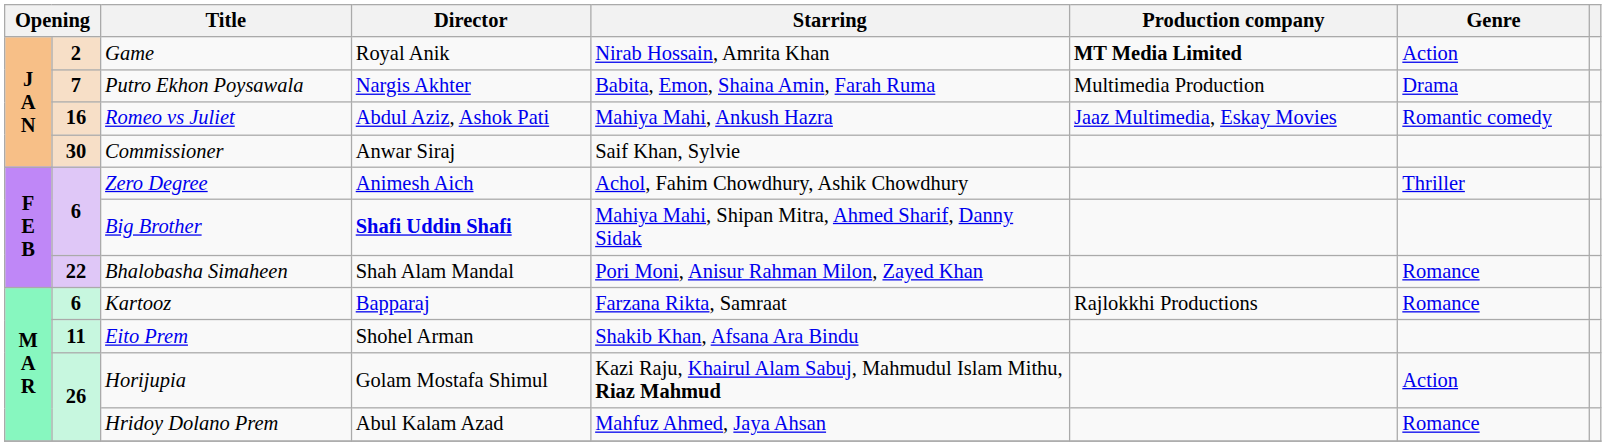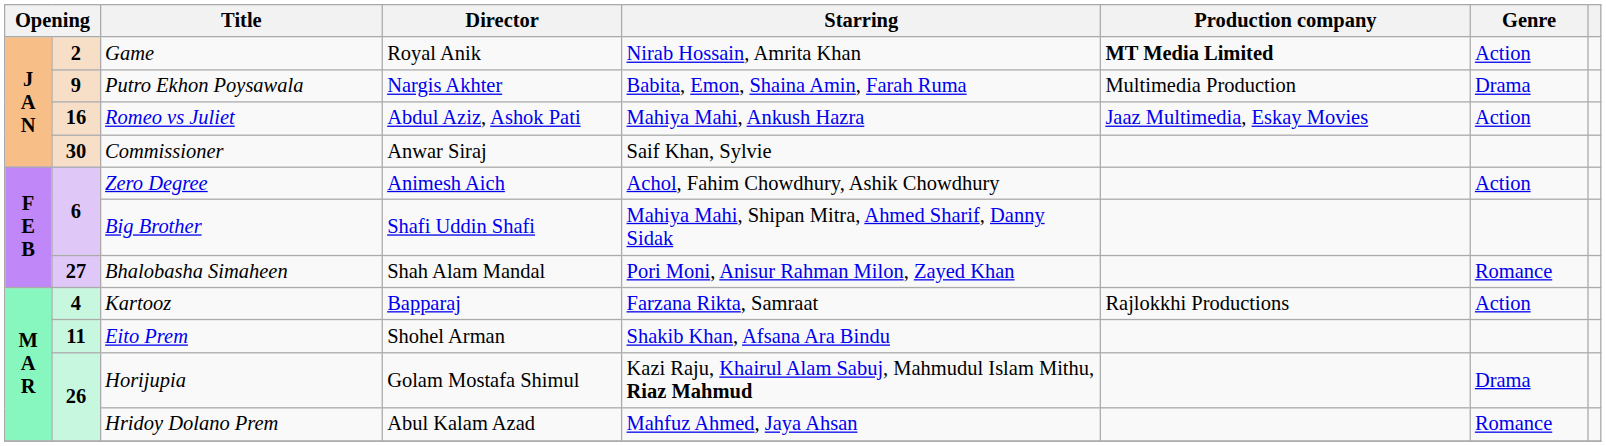(76, 85) 7 -> (76, 85) 9
(1477, 118) Romantic comedy -> (1503, 118) Action
(1434, 183) Thriller -> (1503, 183) Action
(434, 227) bold -> (461, 227) normal
(76, 271) 22 -> (76, 271) 27
(76, 303) 6 -> (76, 303) 4
(1441, 303) Romance -> (1503, 303) Action
(1430, 380) Action -> (1503, 380) Drama
